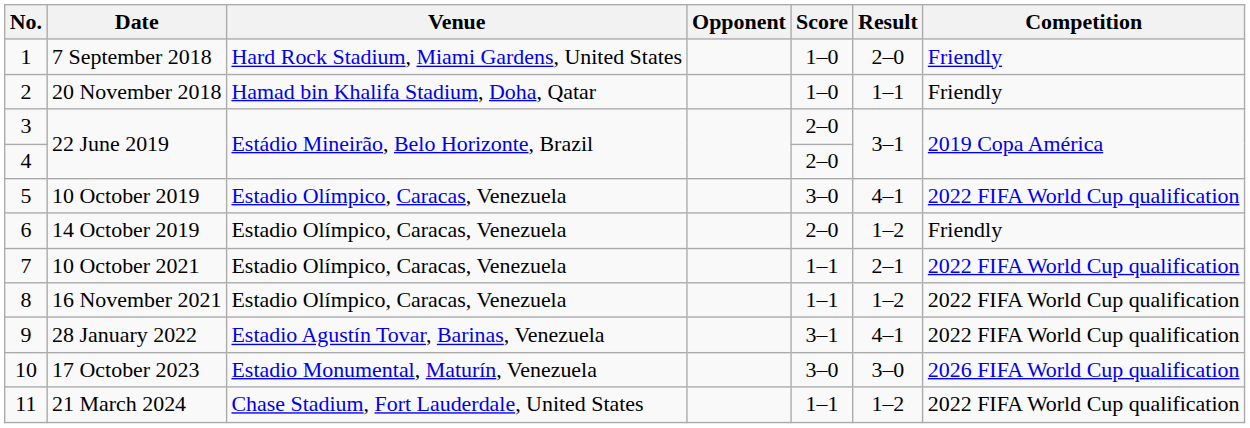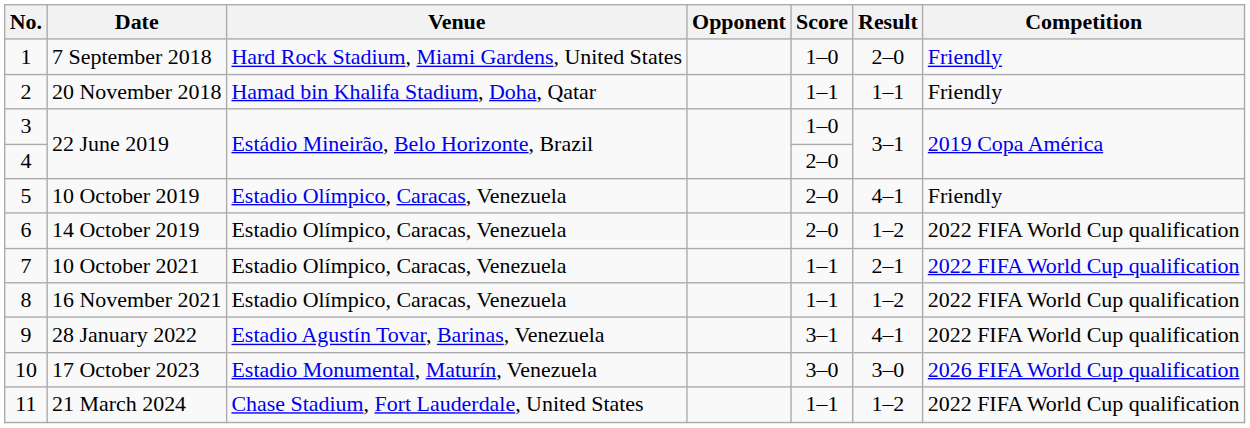(822, 91) 1–0 -> (822, 91) 1–1
(822, 126) 2–0 -> (822, 126) 1–0
(822, 195) 3–0 -> (822, 195) 2–0
(1084, 195) 2022 FIFA World Cup qualification -> (965, 195) Friendly
(965, 230) Friendly -> (1084, 230) 2022 FIFA World Cup qualification
